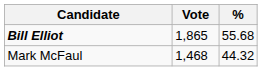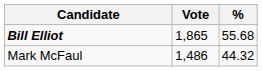(192, 55) 1,468 -> (192, 55) 1,486
